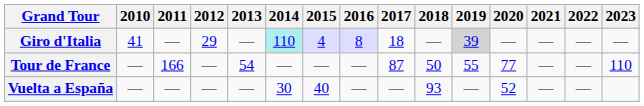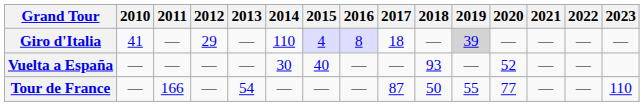(284, 40) paleturquoise background -> (284, 40) no background
rows swapped: (60, 64) <-> (60, 88)
